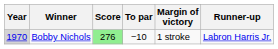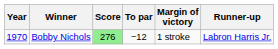(17, 37) lightgrey background -> (17, 37) no background
(139, 37) −10 -> (139, 37) −12
